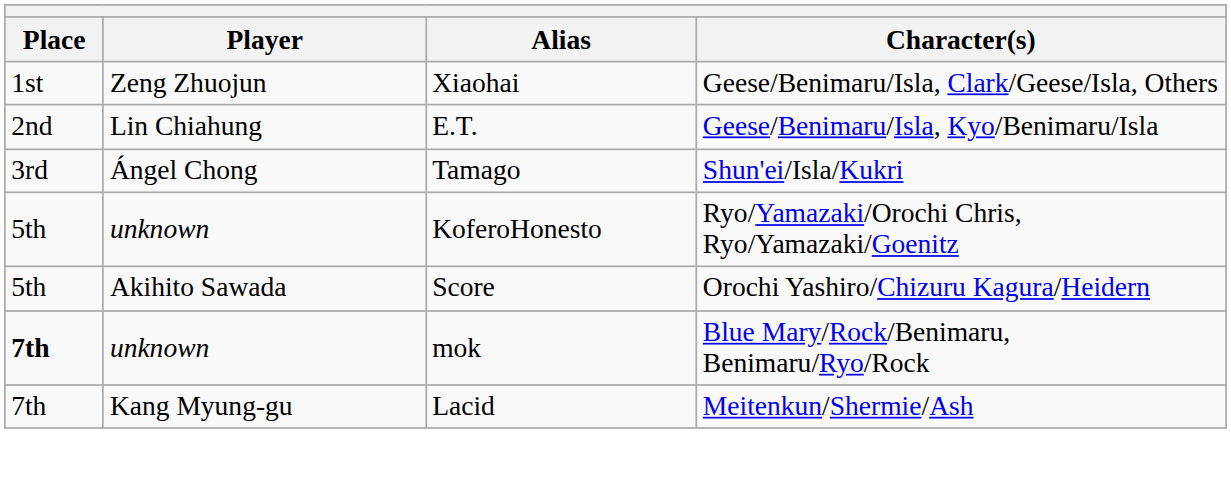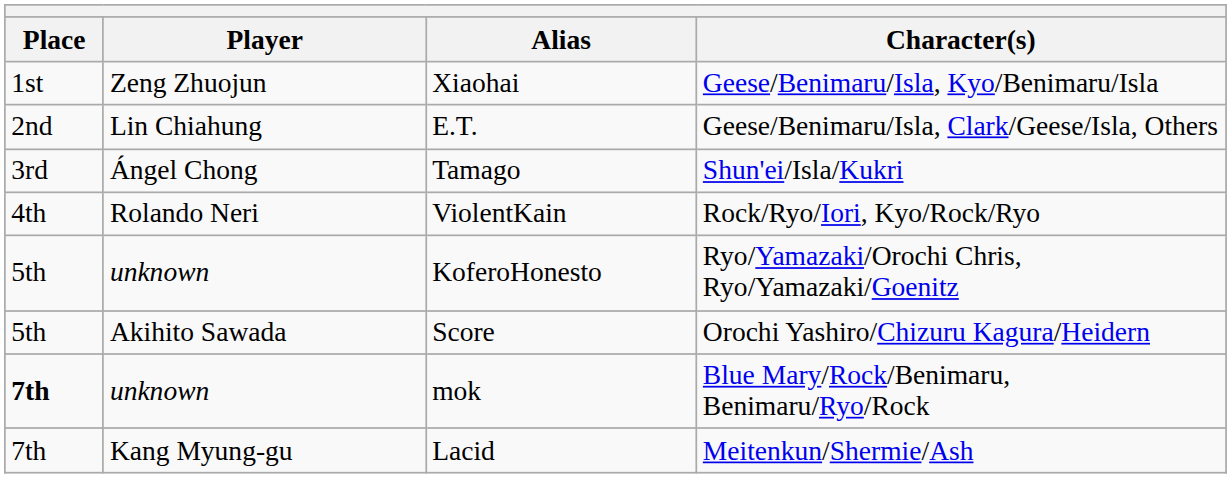(960, 82) Geese/Benimaru/Isla, Clark/Geese/Isla, Others -> (931, 82) Geese/Benimaru/Isla, Kyo/Benimaru/Isla
(931, 126) Geese/Benimaru/Isla, Kyo/Benimaru/Isla -> (960, 126) Geese/Benimaru/Isla, Clark/Geese/Isla, Others
+ row: (499, 213)
